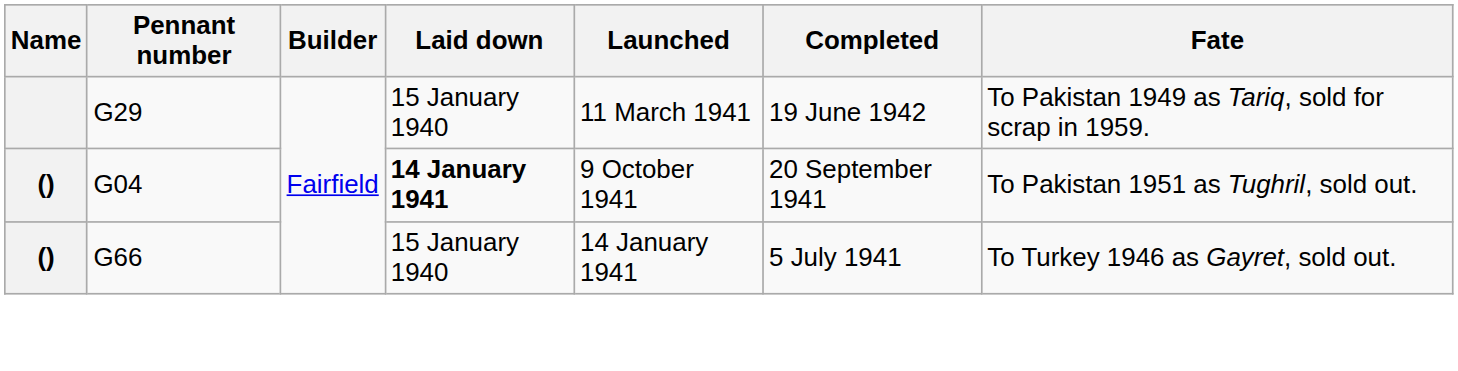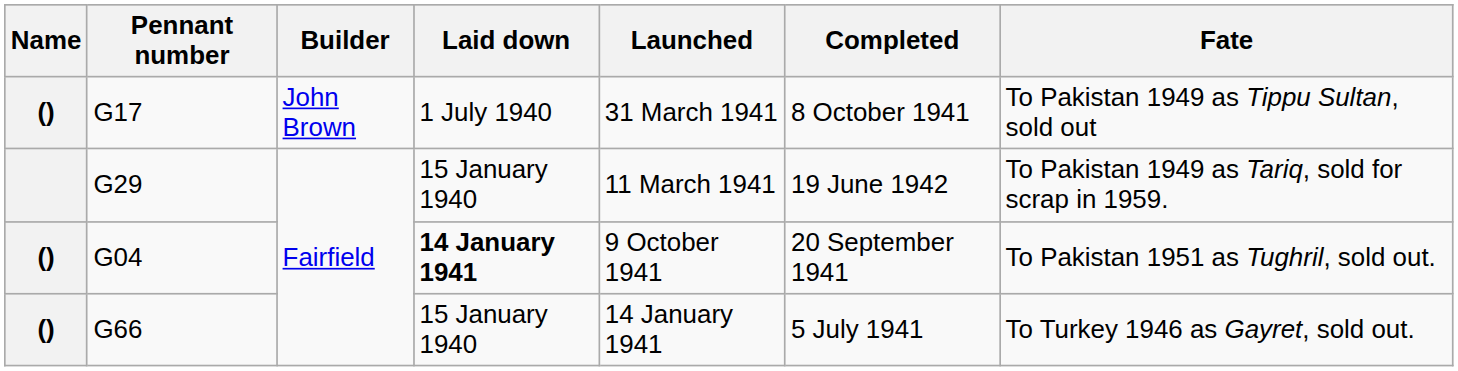+ row: (118, 112)
